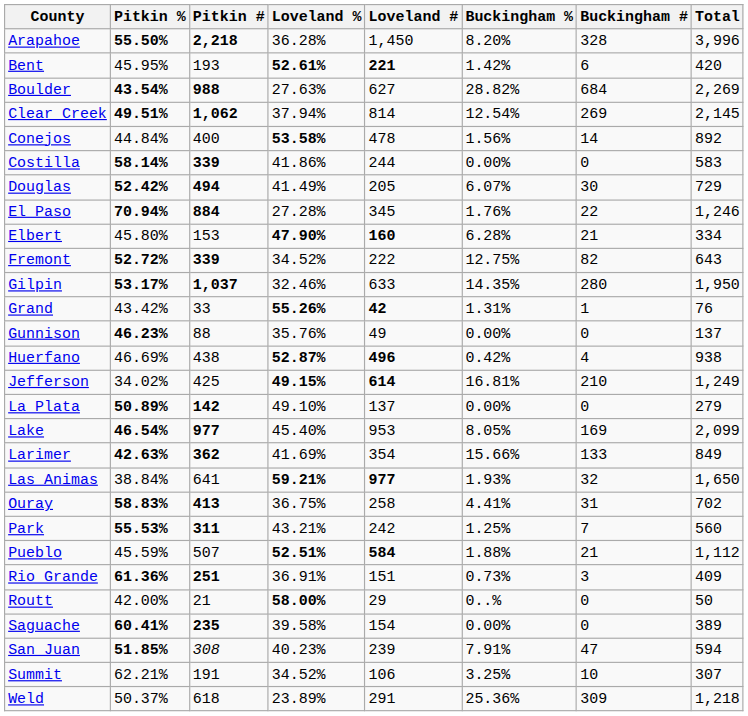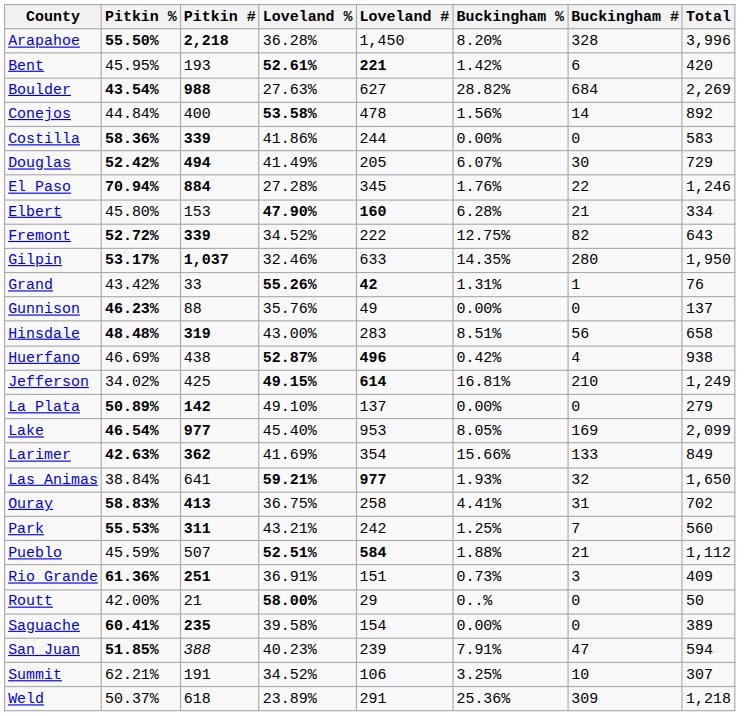- row: (57, 114)
(141, 163) 58.14% -> (132, 139) 58.36%
+ row: (44, 334)
(206, 650) 308 -> (197, 650) 388
